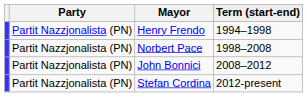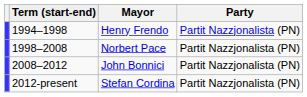columns swapped: (72, 13) <-> (258, 13)
